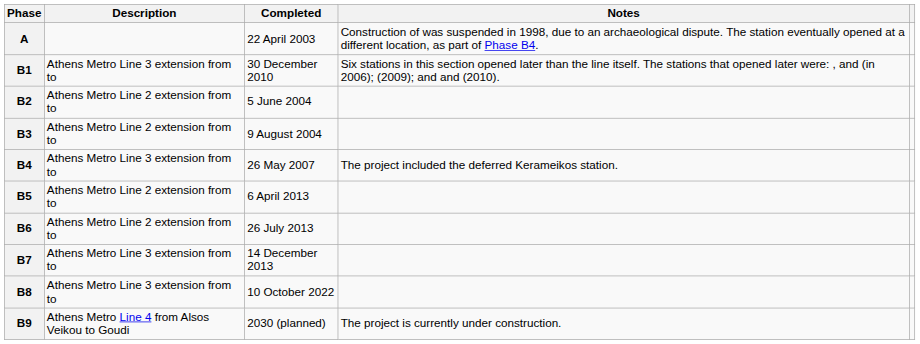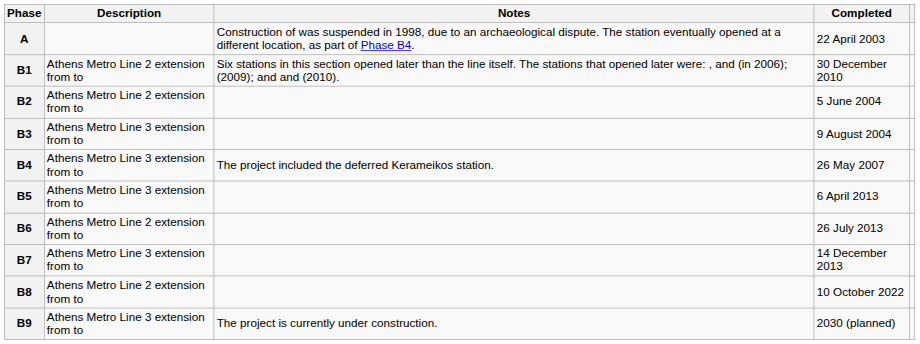columns swapped: (291, 13) <-> (624, 13)
(139, 70) Athens Metro Line 3 extension from to -> (126, 70) Athens Metro Line 2 extension from to
(139, 133) Athens Metro Line 2 extension from to -> (126, 133) Athens Metro Line 3 extension from to
(139, 197) Athens Metro Line 2 extension from to -> (126, 197) Athens Metro Line 3 extension from to
(139, 292) Athens Metro Line 3 extension from to -> (126, 292) Athens Metro Line 2 extension from to
(128, 323) Athens Metro Line 4 from Alsos Veikou to Goudi -> (126, 323) Athens Metro Line 3 extension from to
